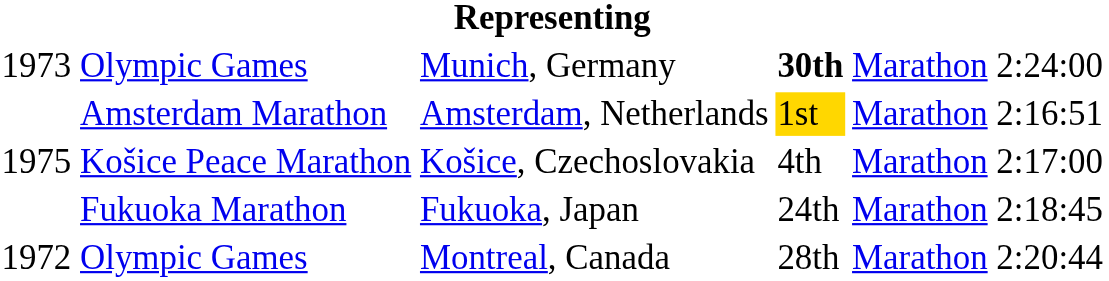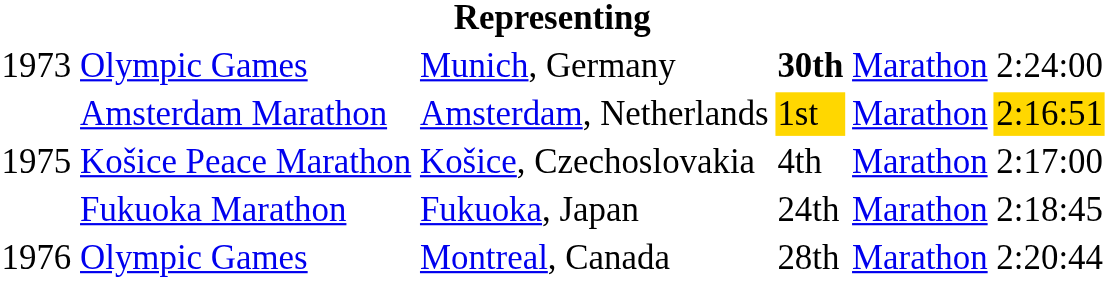(1050, 113) no background -> (1050, 113) gold background
(36, 257) 1972 -> (36, 257) 1976
